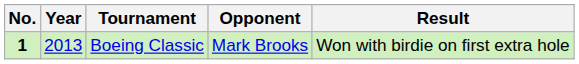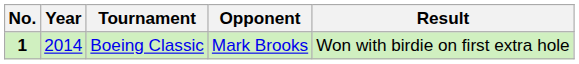(63, 46) 2013 -> (63, 46) 2014
